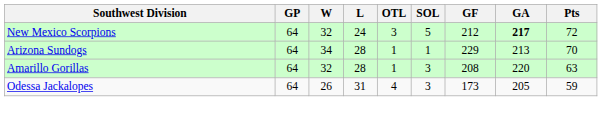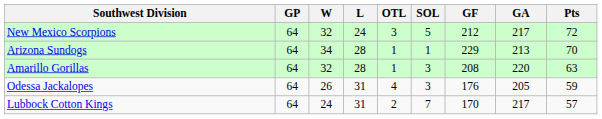(521, 31) bold -> (521, 31) normal
(470, 86) 173 -> (470, 86) 176
+ row: (60, 104)
